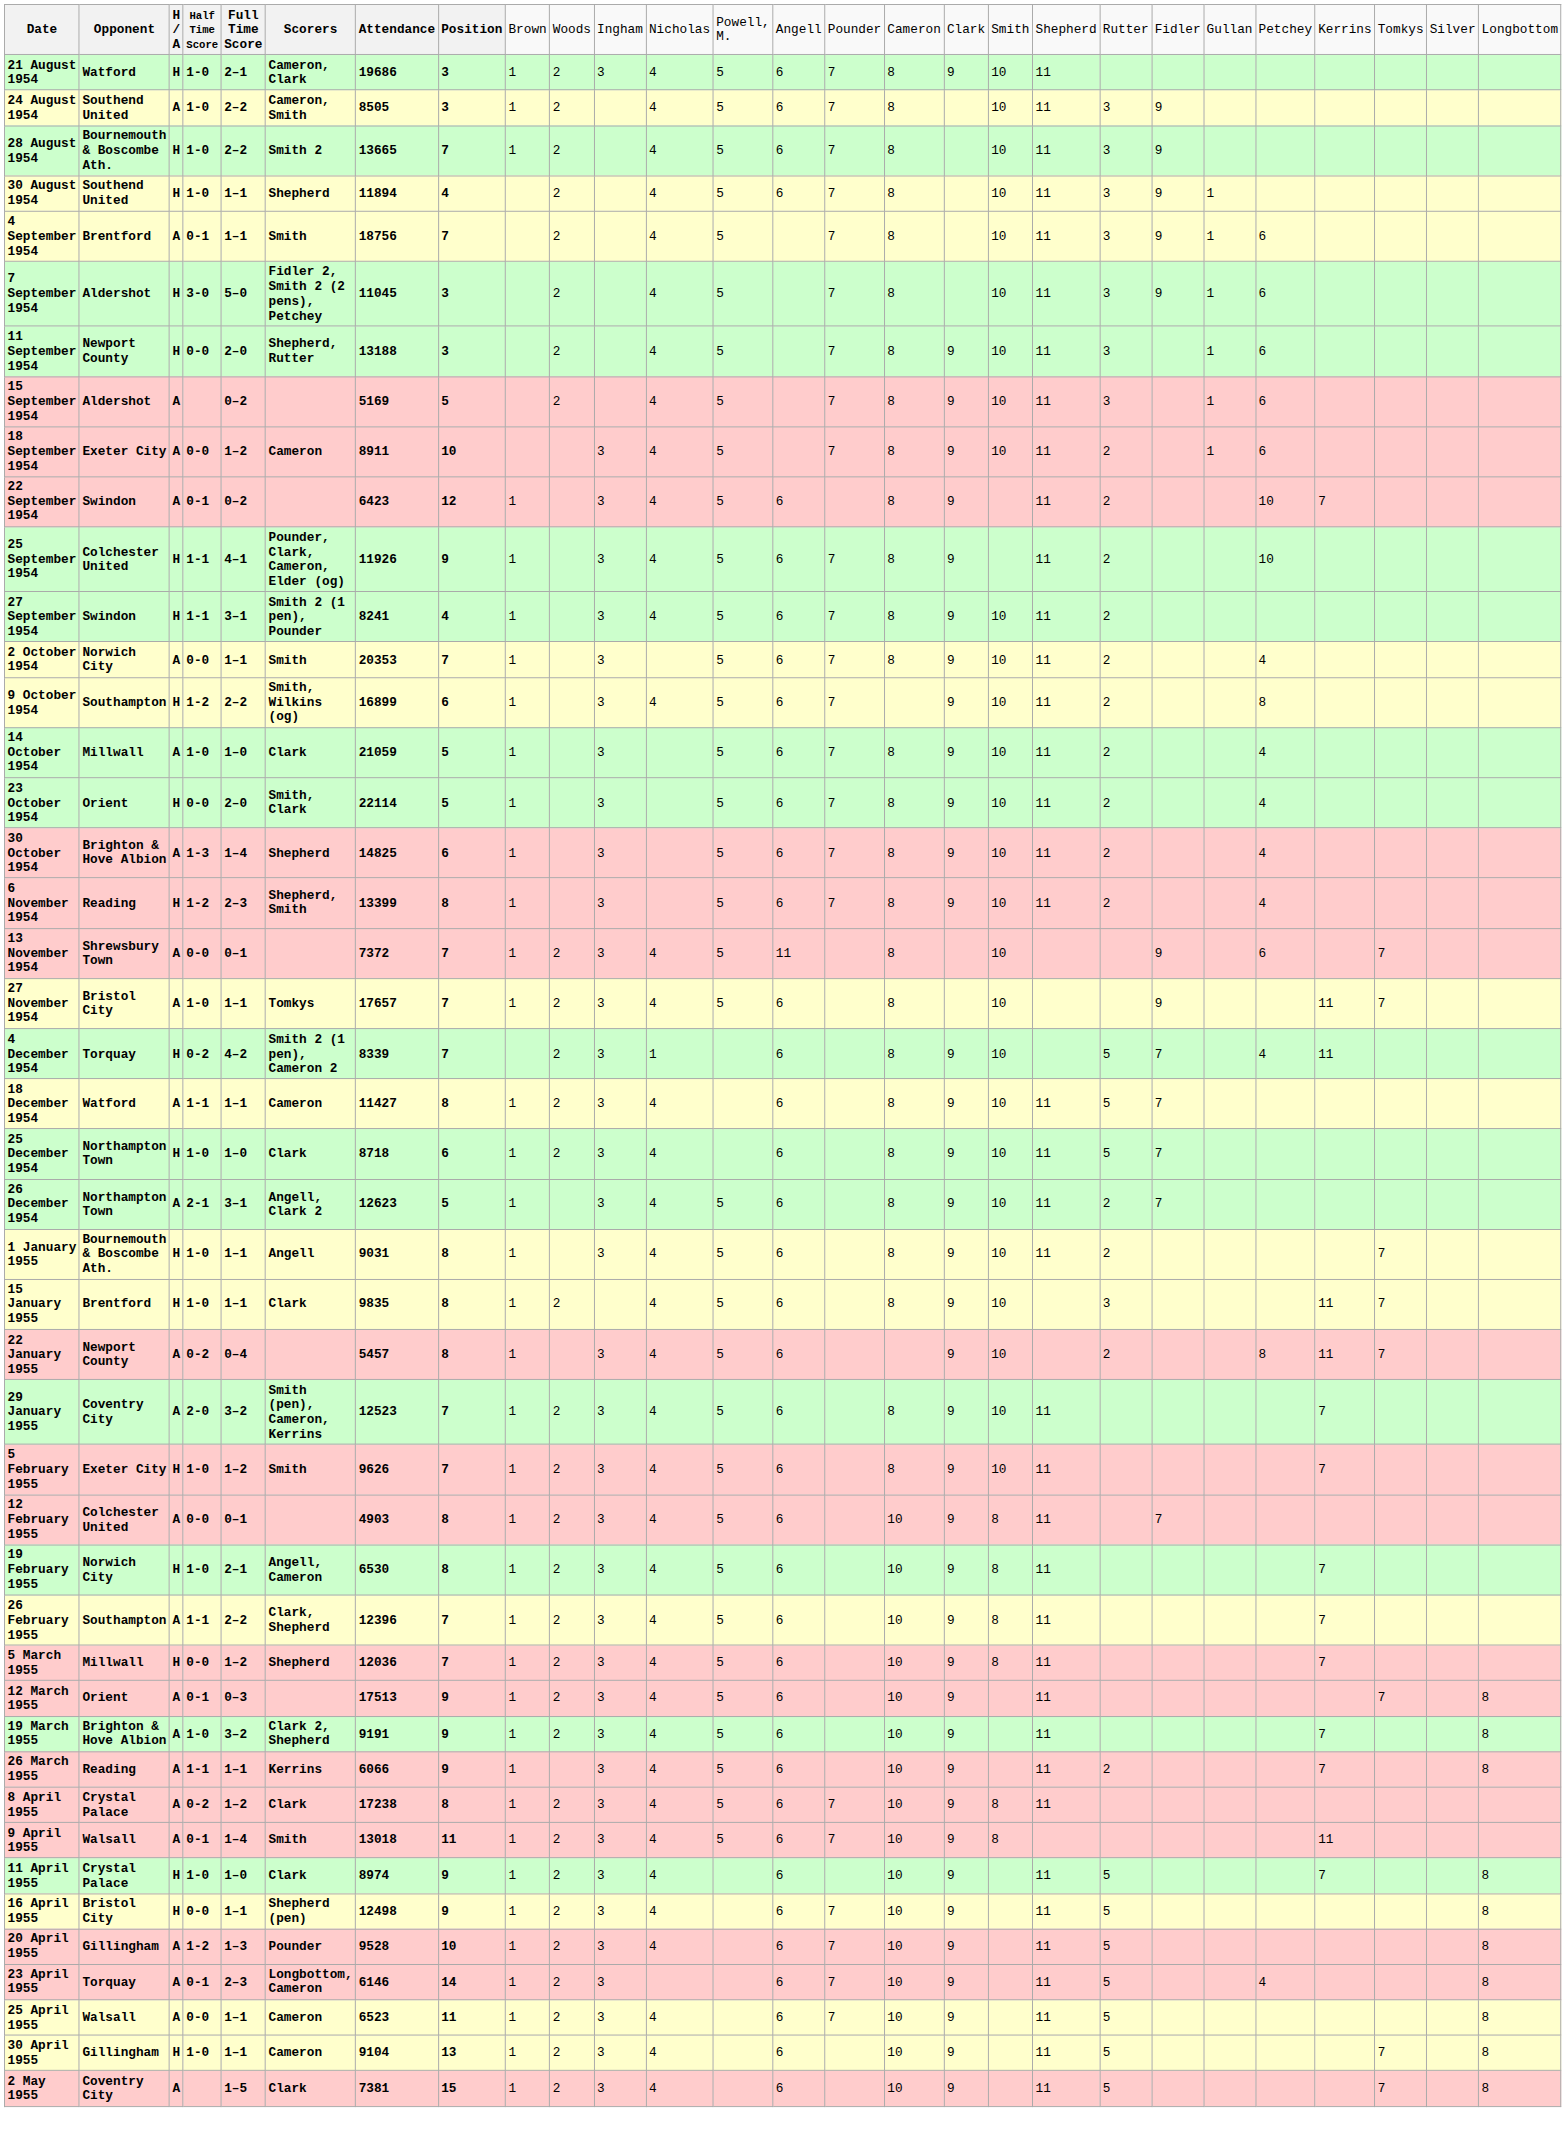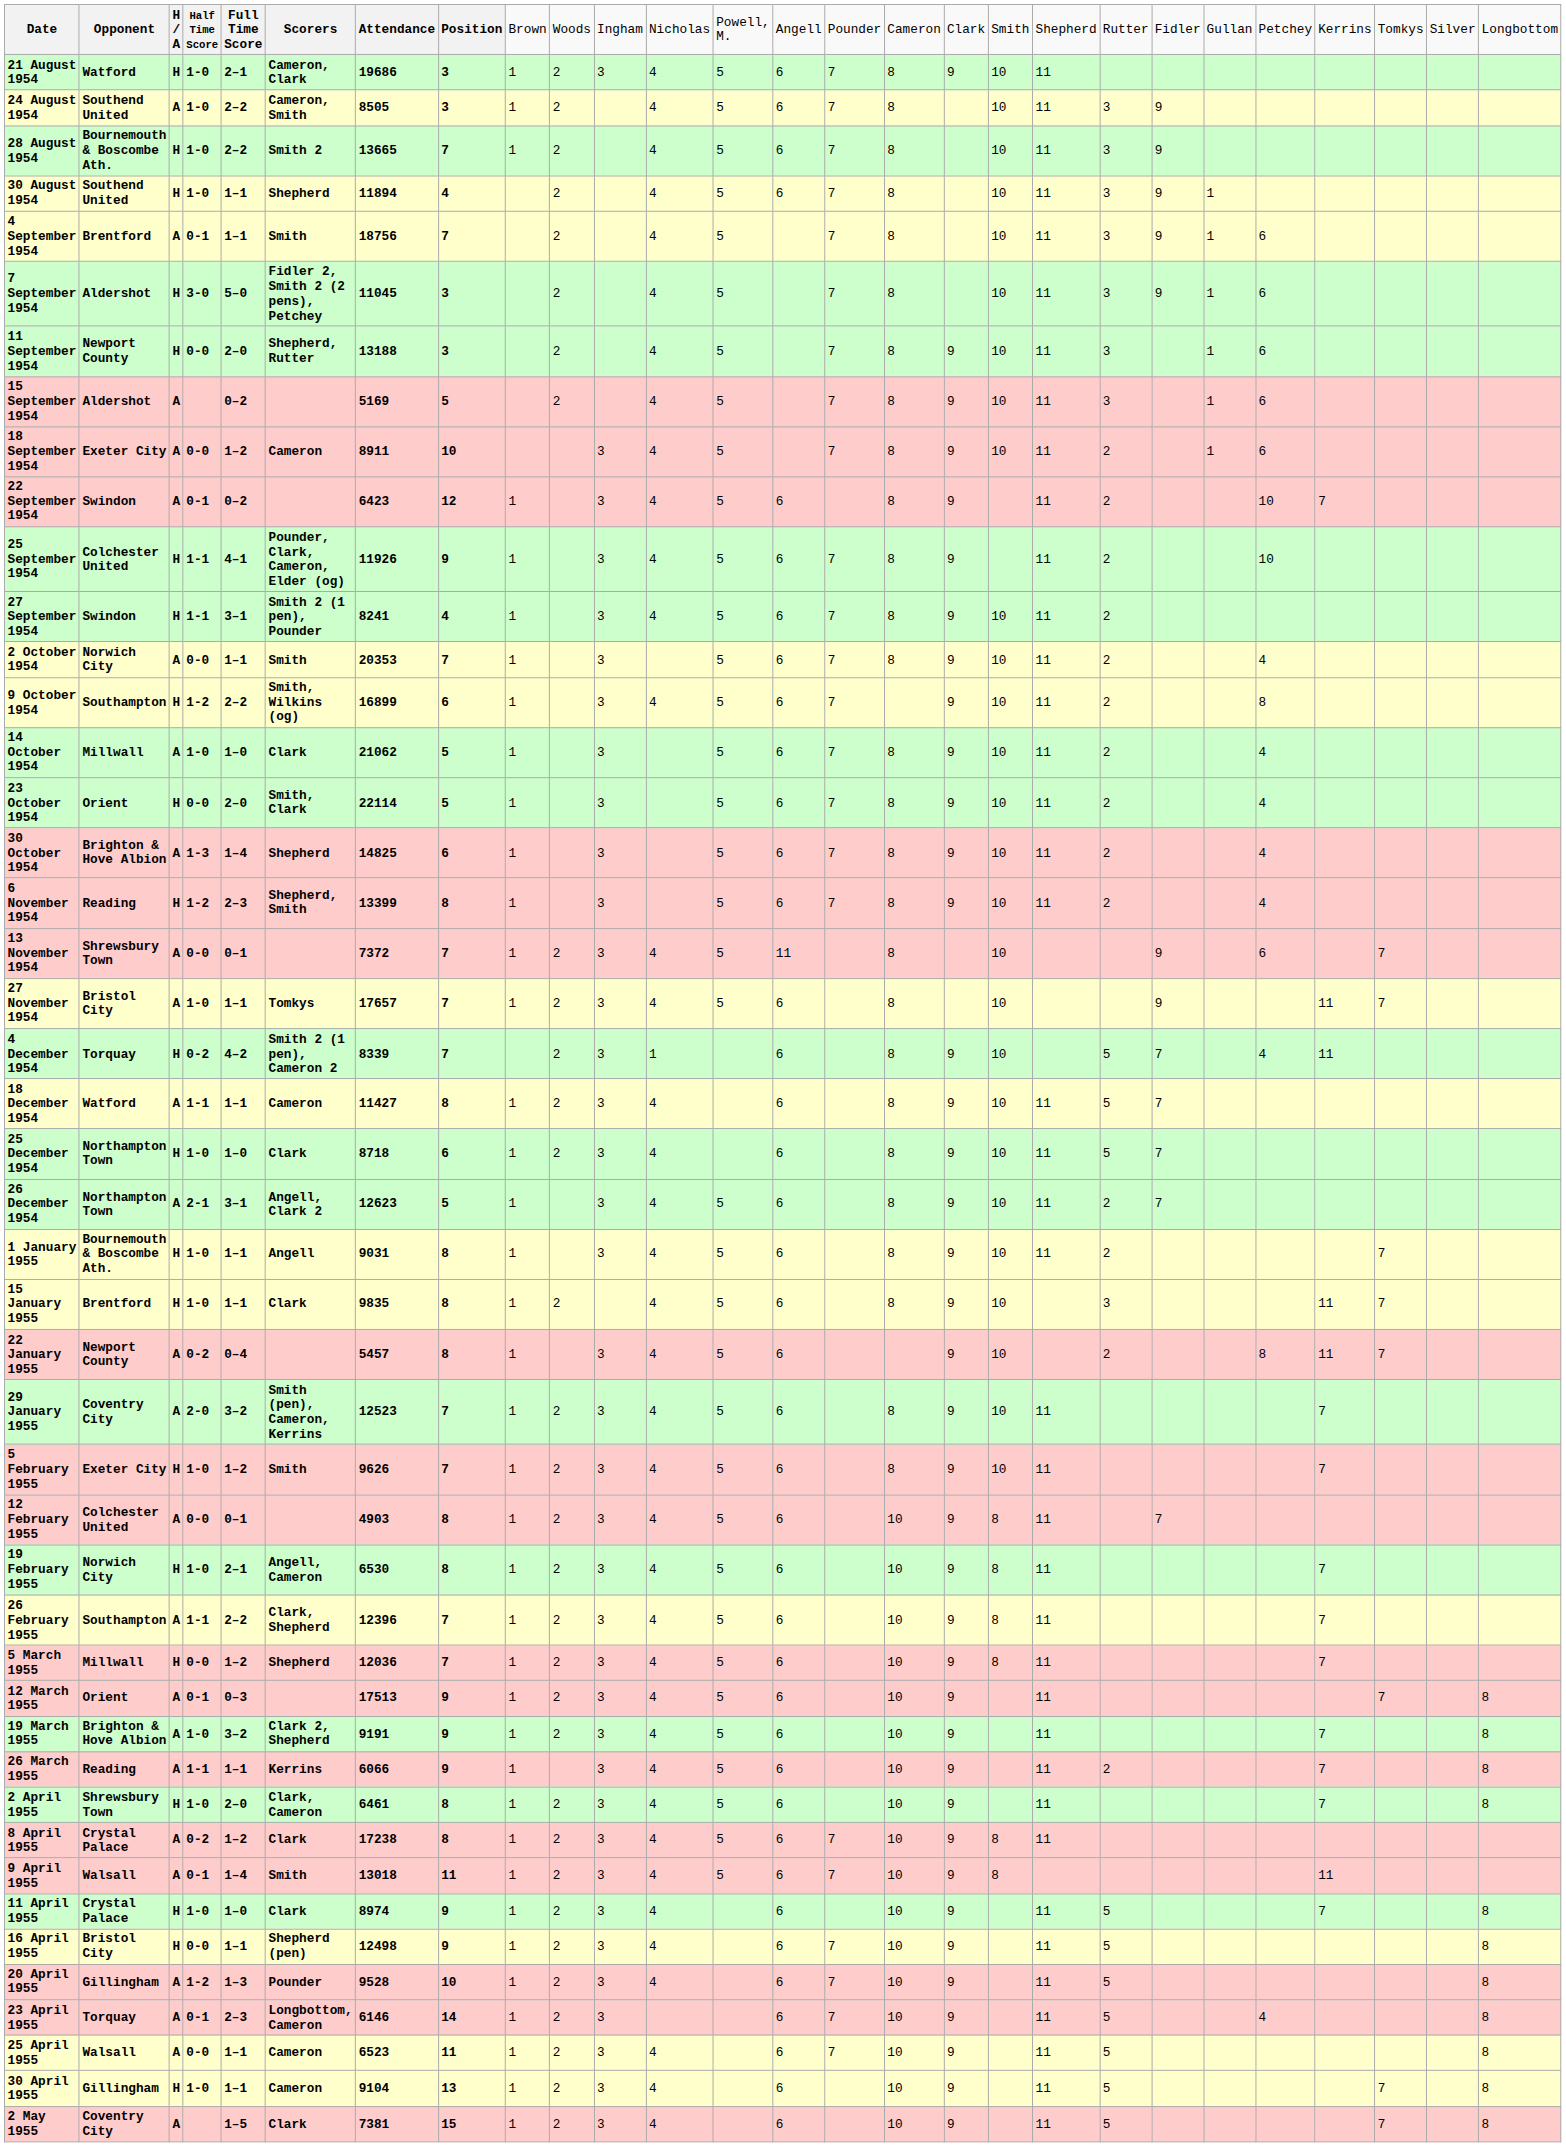(378, 753) 21059 -> (378, 753) 21062
+ row: (34, 1805)
